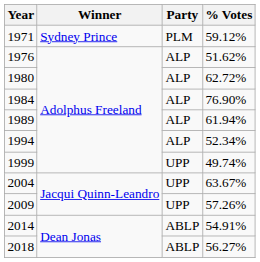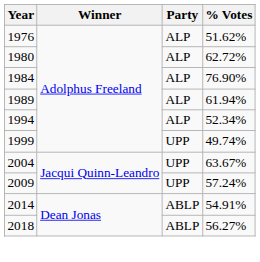- row: (21, 36)
(226, 204) 57.26% -> (226, 183) 57.24%
